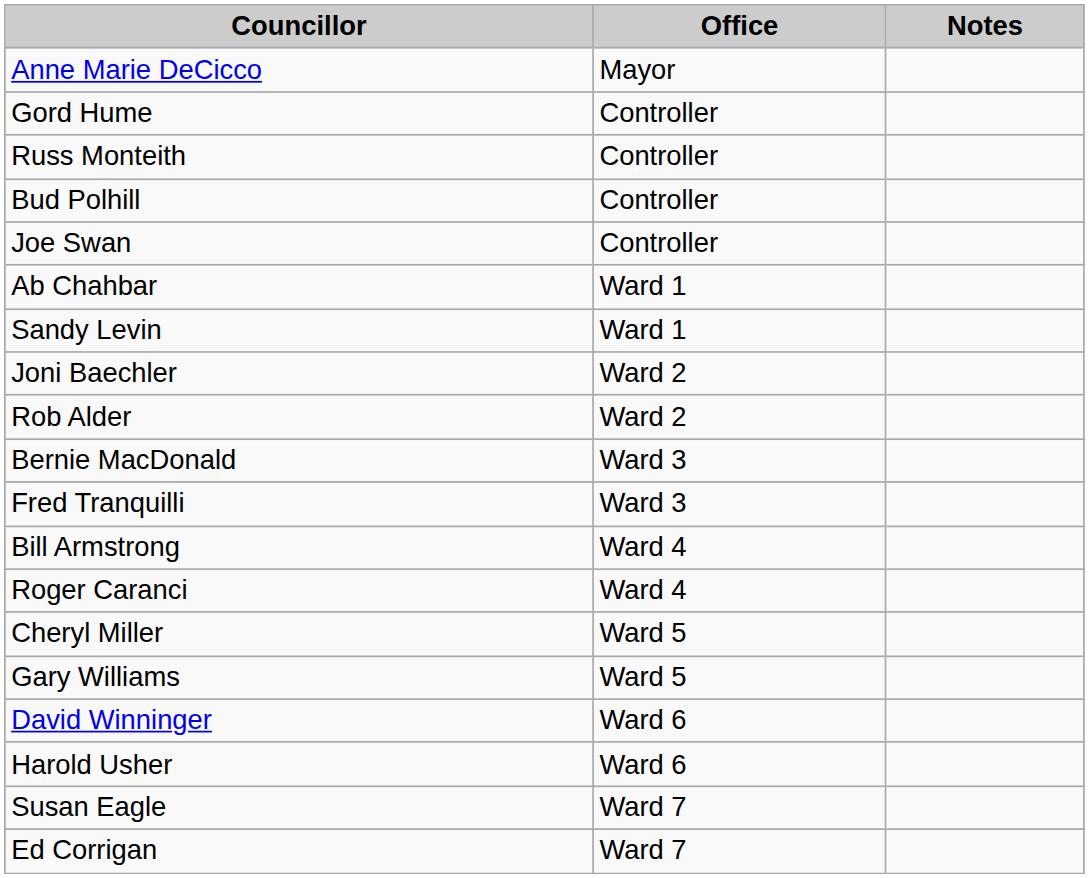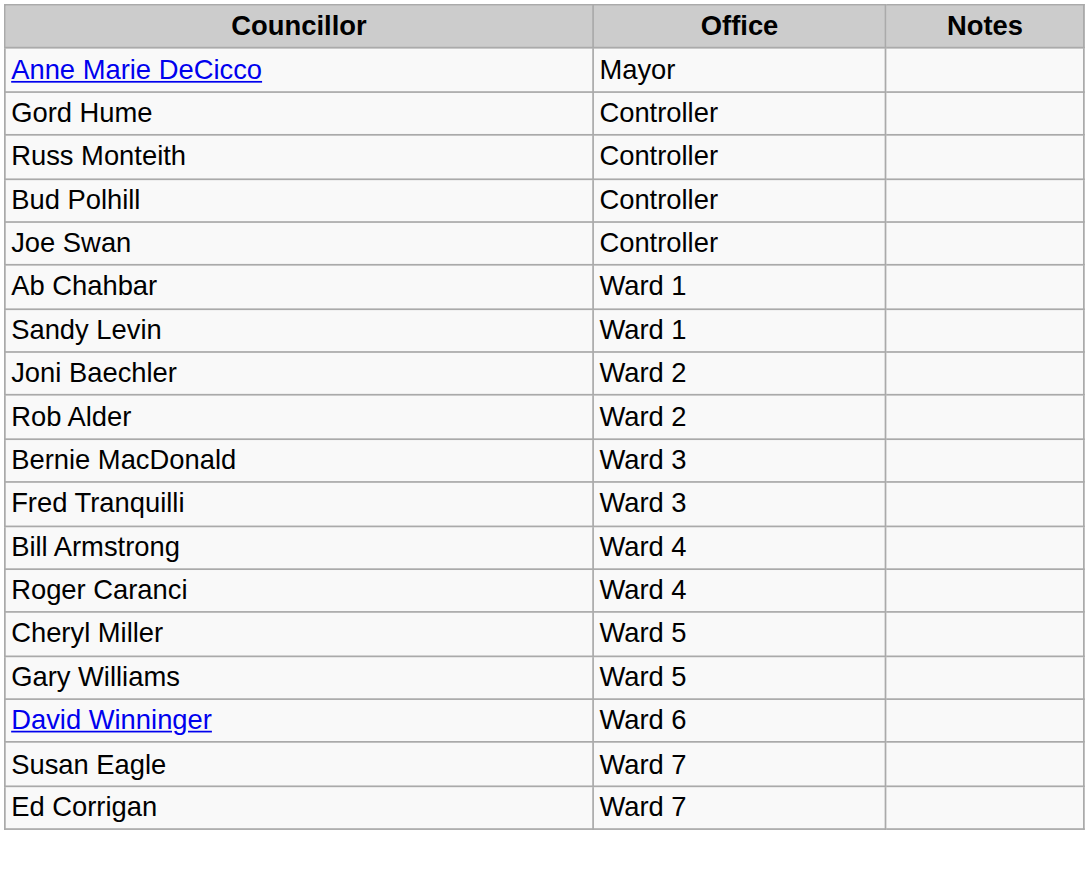- row: (92, 763)
